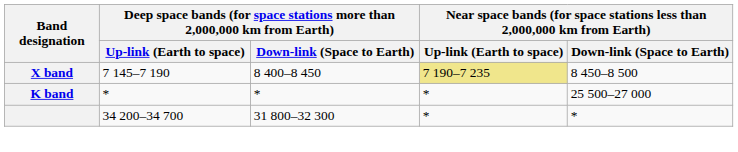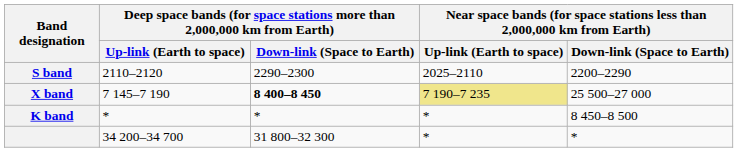+ row: (52, 72)
(287, 72) normal -> (287, 94) bold
(604, 72) 8 450–8 500 -> (611, 94) 25 500–27 000
(611, 94) 25 500–27 000 -> (604, 115) 8 450–8 500
